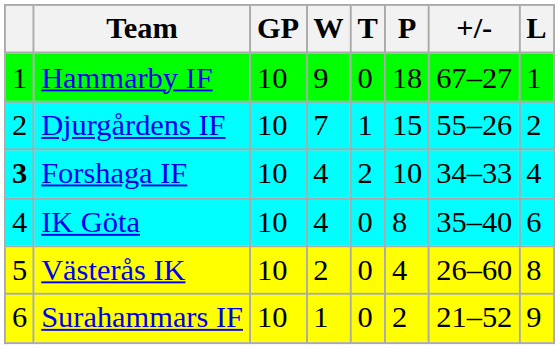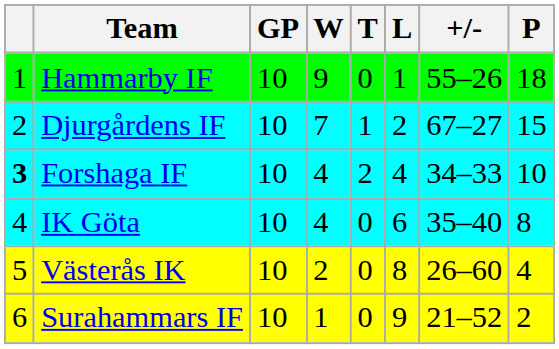columns swapped: (536, 28) <-> (407, 28)
(474, 76) 67–27 -> (464, 76) 55–26
(474, 125) 55–26 -> (464, 125) 67–27
